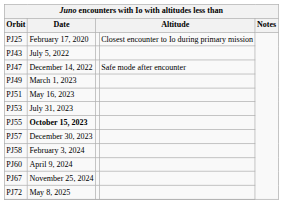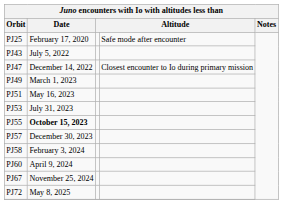(177, 39) Closest encounter to Io during primary mission -> (144, 39) Safe mode after encounter
(144, 67) Safe mode after encounter -> (177, 67) Closest encounter to Io during primary mission
